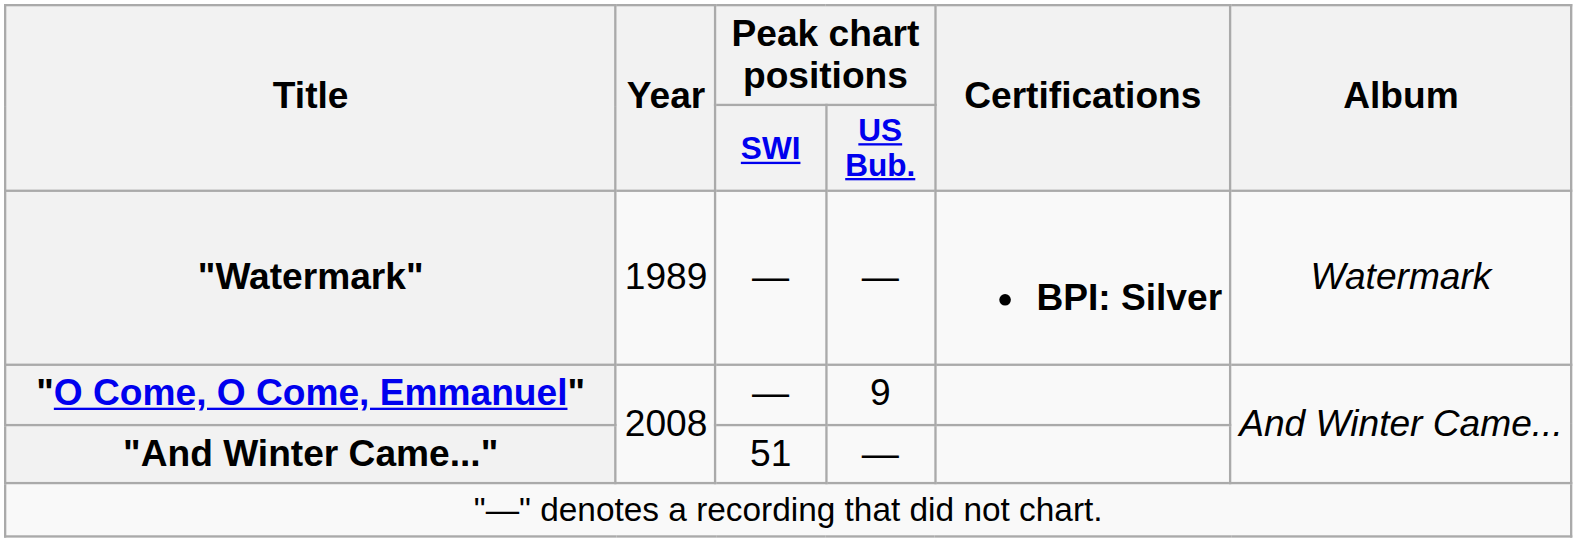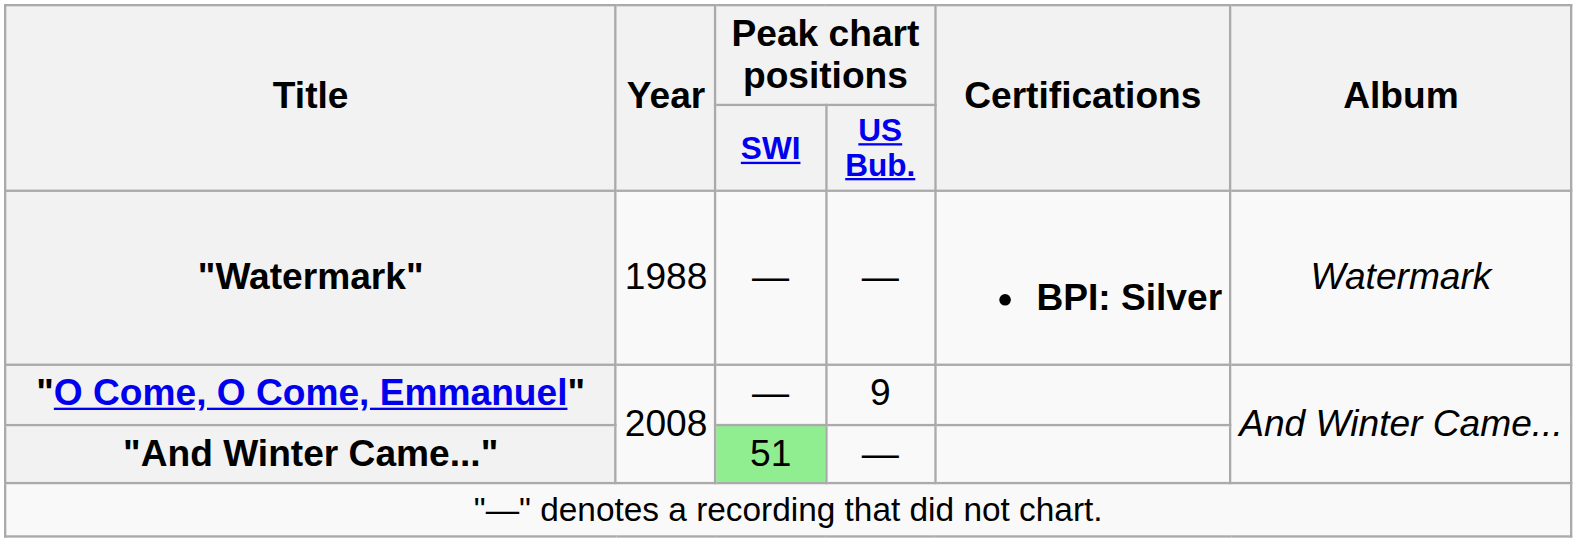(666, 277) 1989 -> (666, 277) 1988
(771, 452) no background -> (771, 452) lightgreen background
